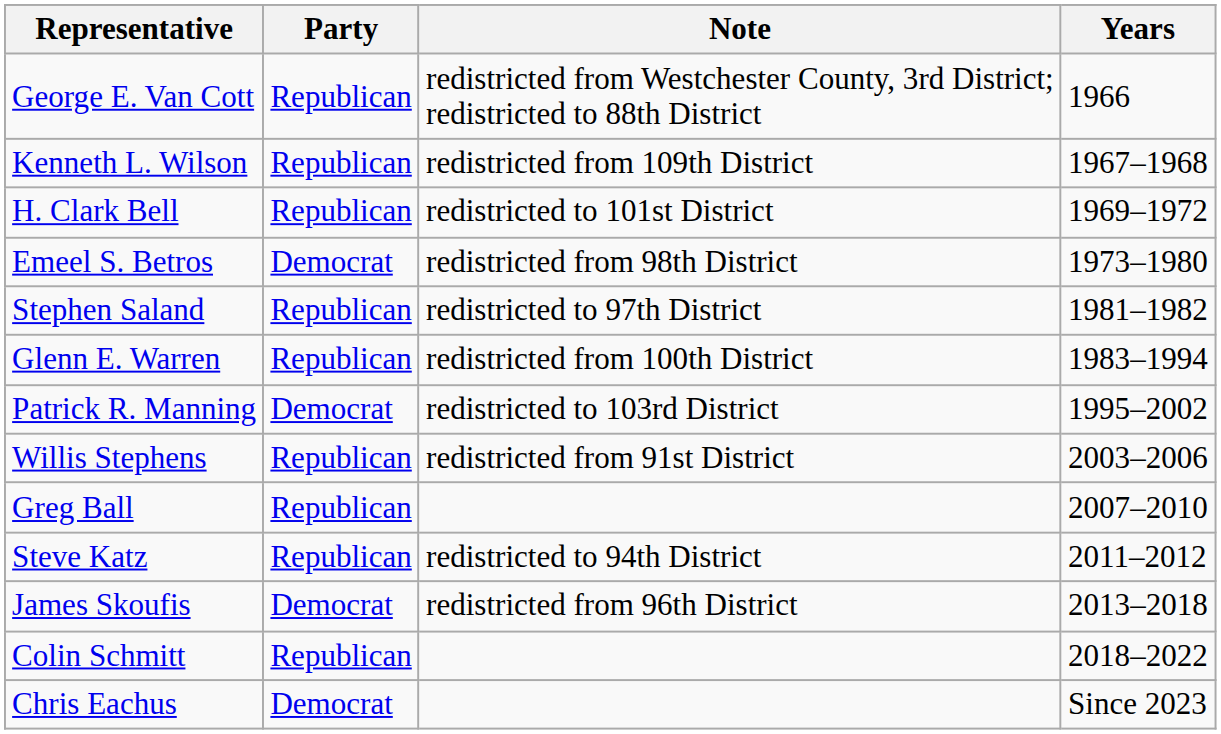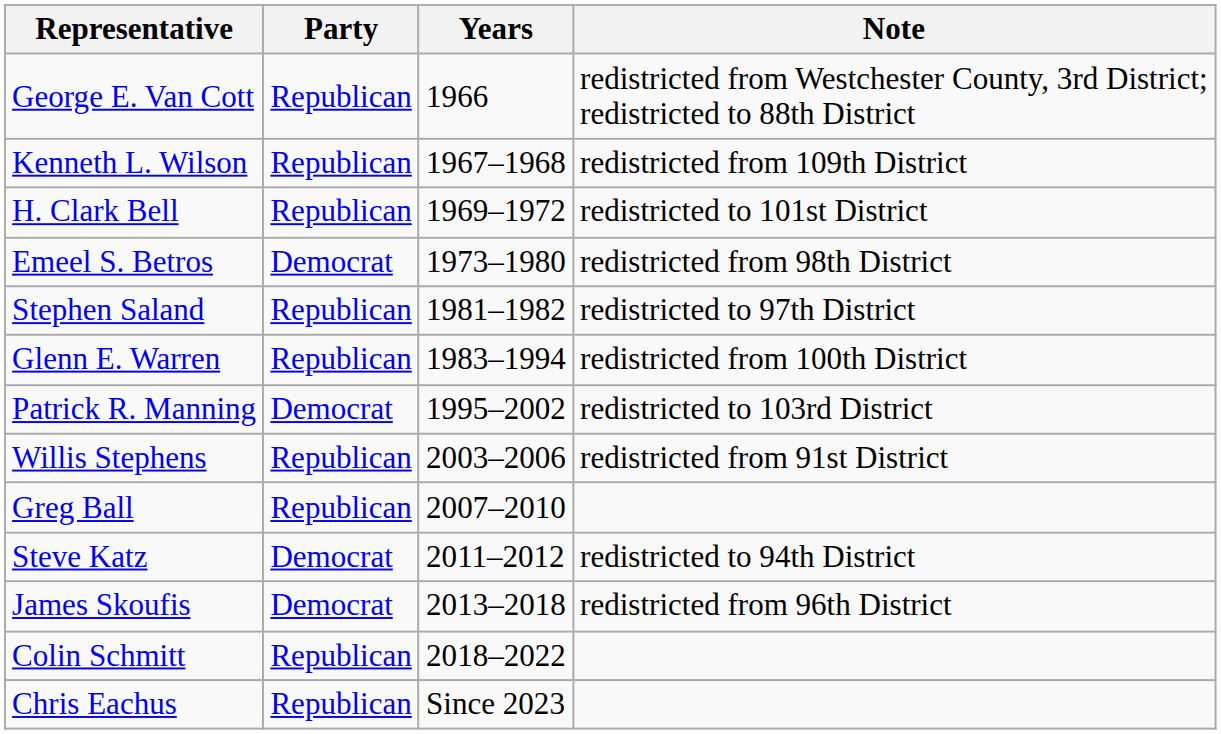columns swapped: (1138, 29) <-> (740, 29)
(341, 556) Republican -> (332, 556) Democrat
(332, 703) Democrat -> (341, 703) Republican
